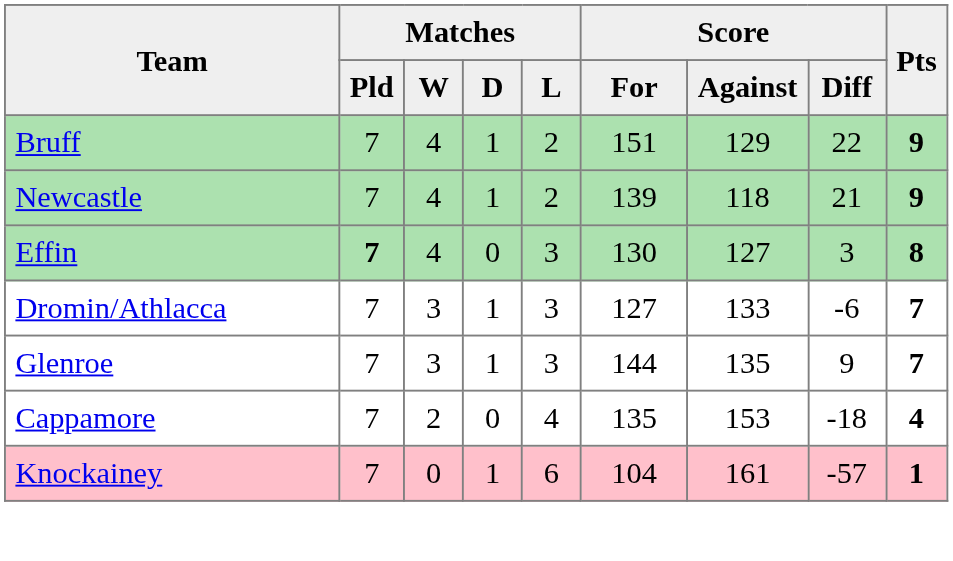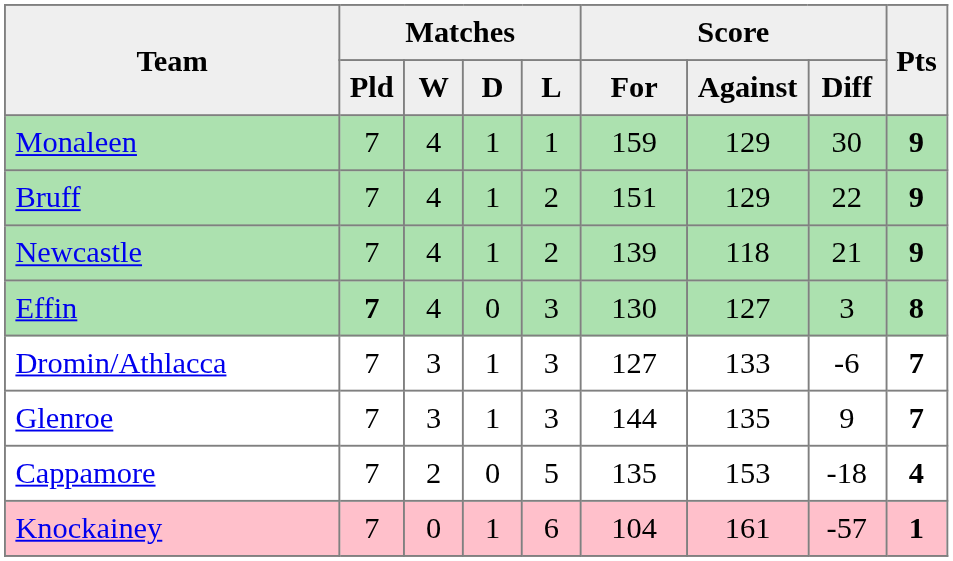+ row: (76, 142)
(551, 417) 4 -> (551, 472) 5
